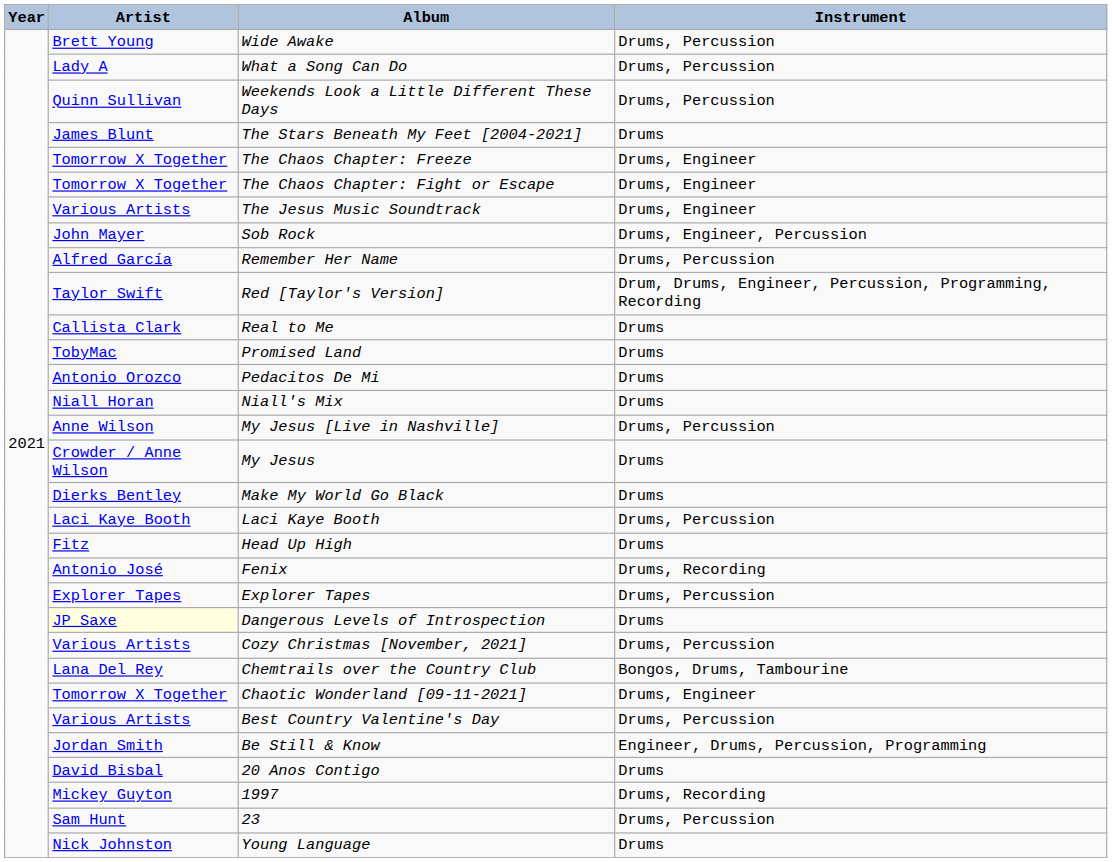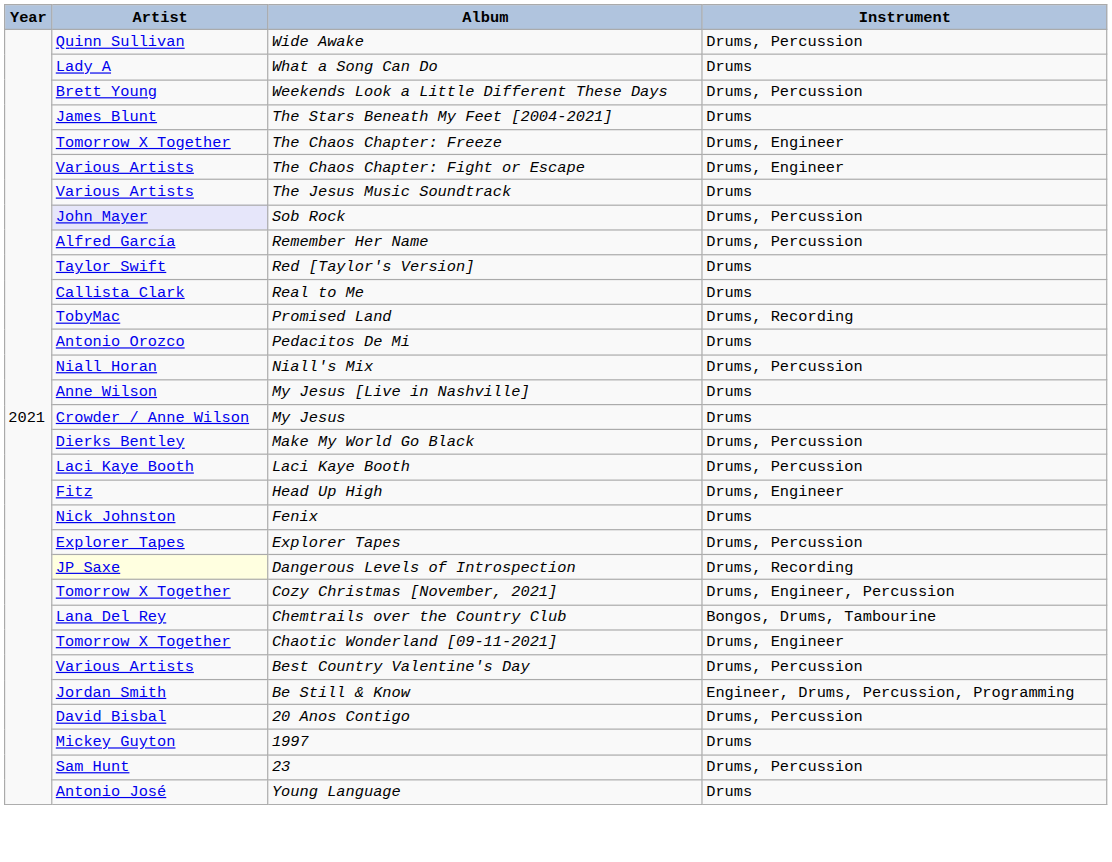(103, 42) Brett Young -> (120, 42) Quinn Sullivan
(697, 67) Drums, Percussion -> (729, 67) Drums
(117, 101) Quinn Sullivan -> (106, 92) Brett Young
(140, 185) Tomorrow X Together -> (125, 167) Various Artists
(687, 210) Drums, Engineer -> (729, 192) Drums
(98, 235) no background -> (102, 217) lavender background
(743, 235) Drums, Engineer, Percussion -> (784, 217) Drums, Percussion
(835, 294) Drum, Drums, Engineer, Percussion, Programming, Recording -> (729, 267) Drums
(641, 353) Drums -> (780, 317) Drums, Recording
(641, 403) Drums -> (784, 367) Drums, Percussion
(697, 428) Drums, Percussion -> (729, 392) Drums
(641, 495) Drums -> (784, 442) Drums, Percussion
(641, 545) Drums -> (775, 492) Drums, Engineer
(108, 570) Antonio José -> (116, 517) Nick Johnston
(692, 570) Drums, Recording -> (729, 517) Drums
(641, 620) Drums -> (780, 567) Drums, Recording
(121, 645) Various Artists -> (143, 592) Tomorrow X Together
(697, 645) Drums, Percussion -> (830, 592) Drums, Engineer, Percussion
(641, 770) Drums -> (784, 717) Drums, Percussion
(692, 795) Drums, Recording -> (729, 742) Drums
(112, 845) Nick Johnston -> (111, 792) Antonio José
